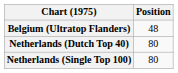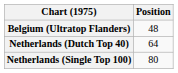(153, 44) 80 -> (153, 44) 64
